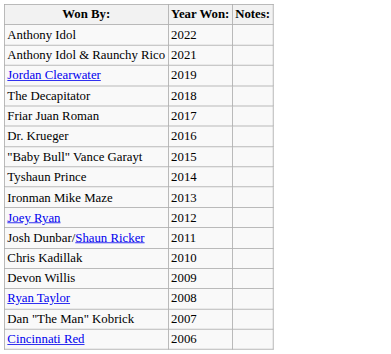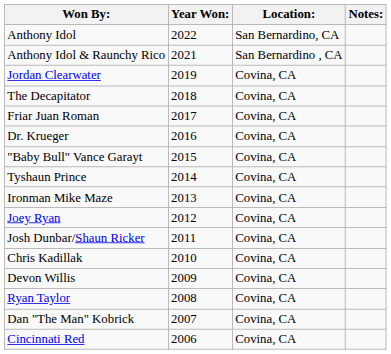+ column: (289, 14)
